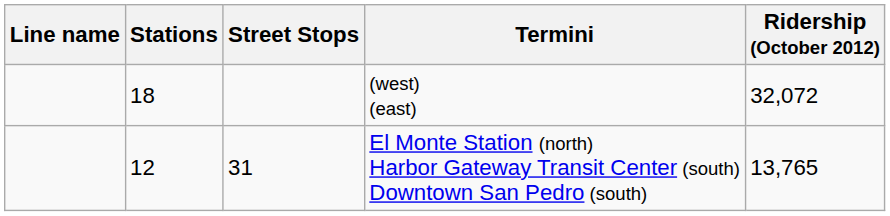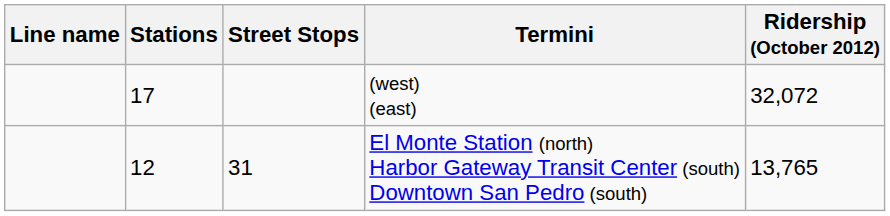(142, 94) 18 -> (142, 94) 17
